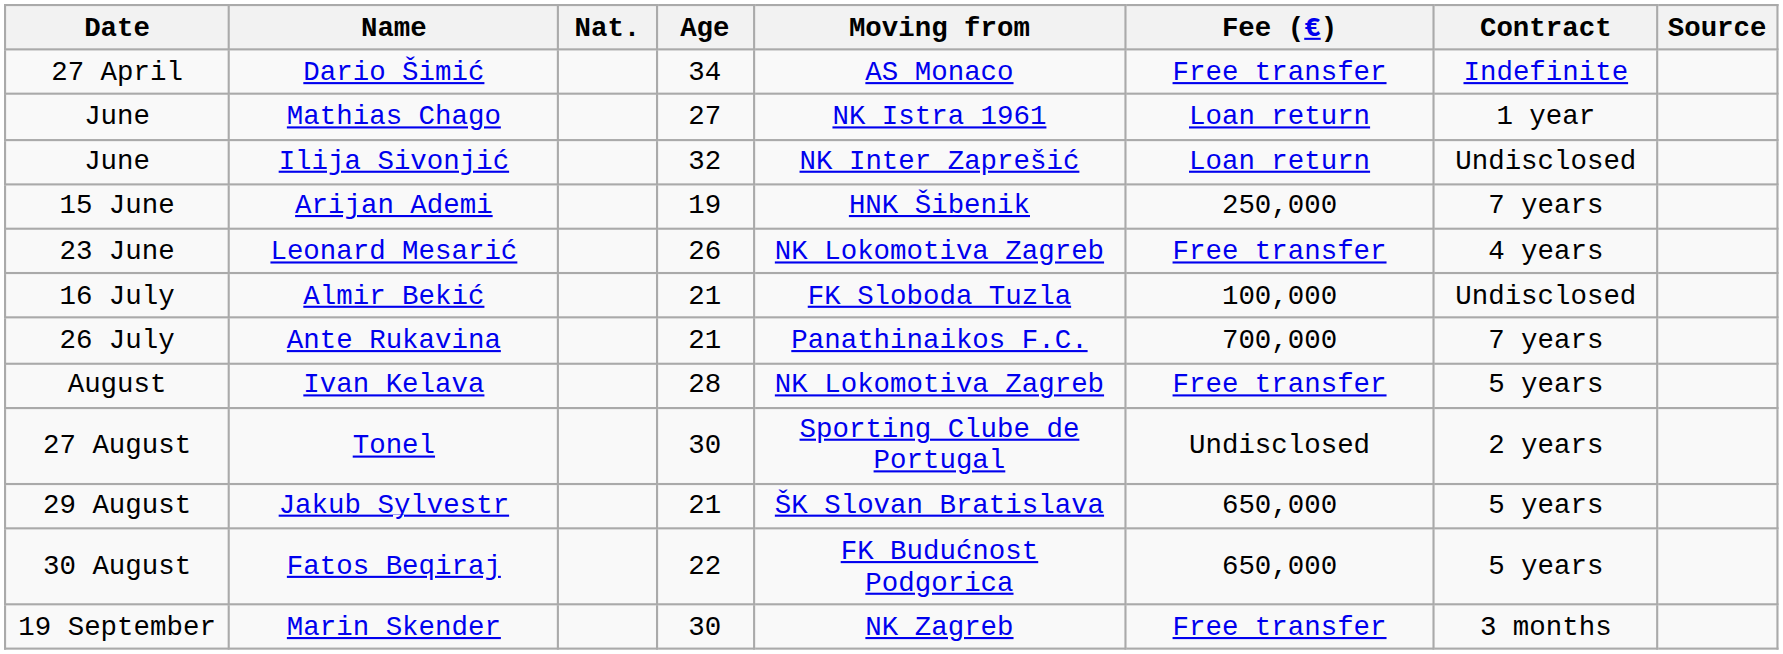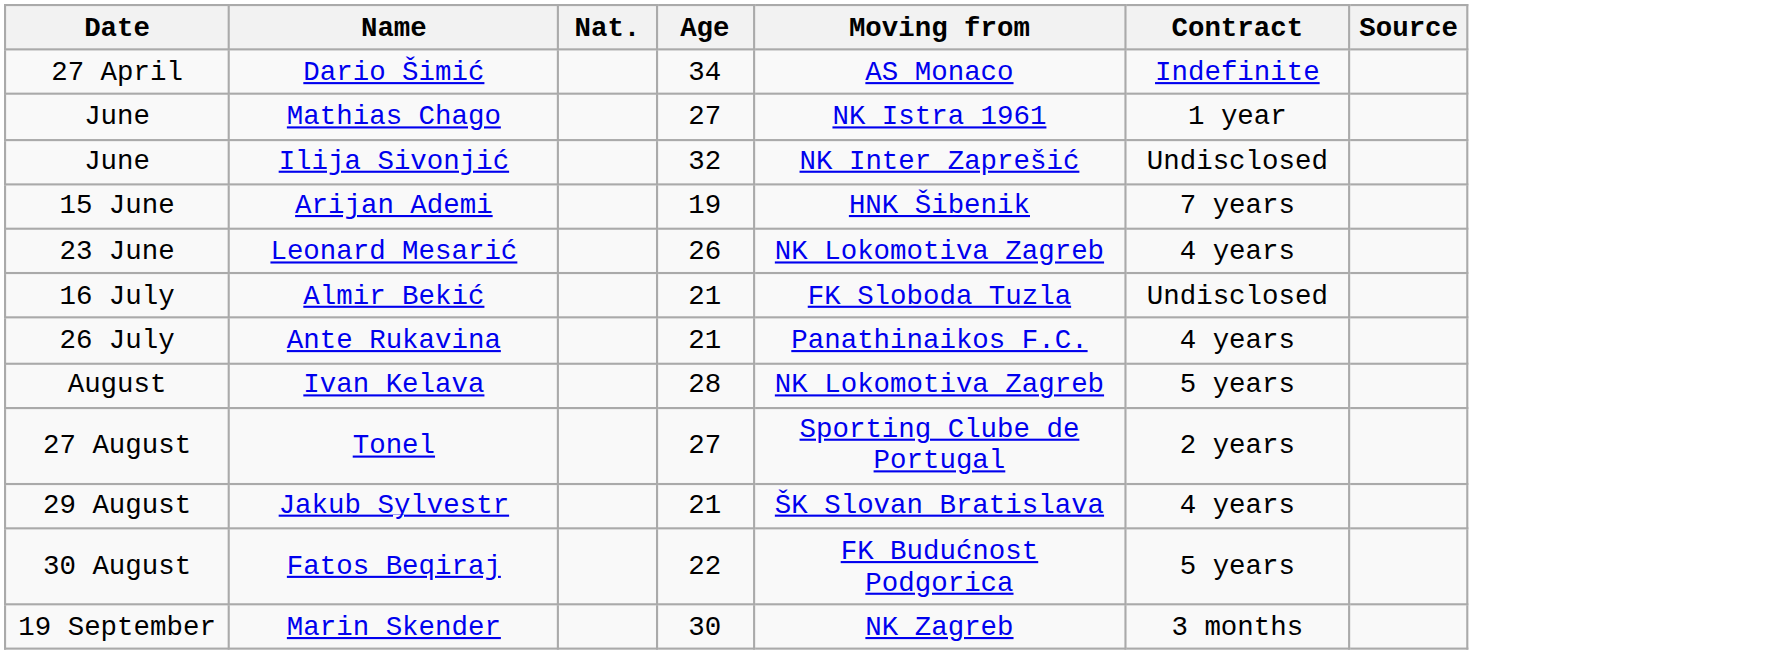- column: (1280, 27)
(1546, 340) 7 years -> (1237, 340) 4 years
(705, 446) 30 -> (705, 446) 27
(1546, 506) 5 years -> (1237, 506) 4 years
